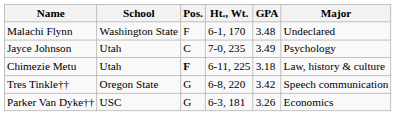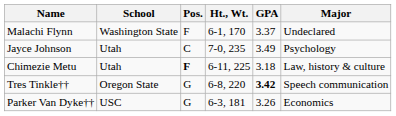(265, 31) 3.48 -> (265, 31) 3.37
(265, 84) normal -> (265, 84) bold
